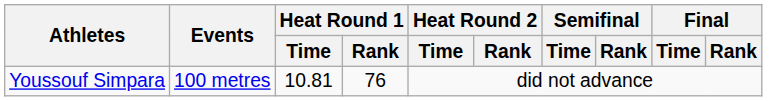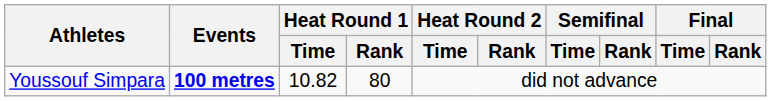(222, 81) normal -> (224, 81) bold
(309, 81) 10.81 -> (313, 81) 10.82
(375, 81) 76 -> (380, 81) 80
